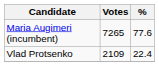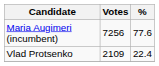(113, 33) 7265 -> (113, 33) 7256
